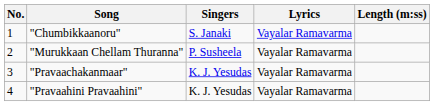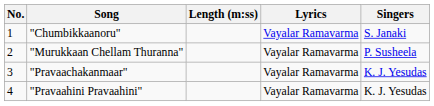columns swapped: (220, 14) <-> (392, 14)
